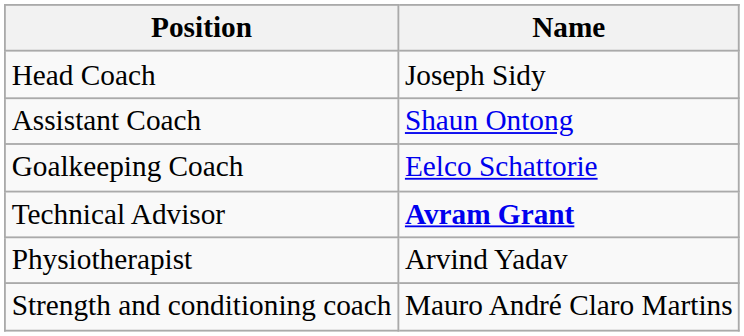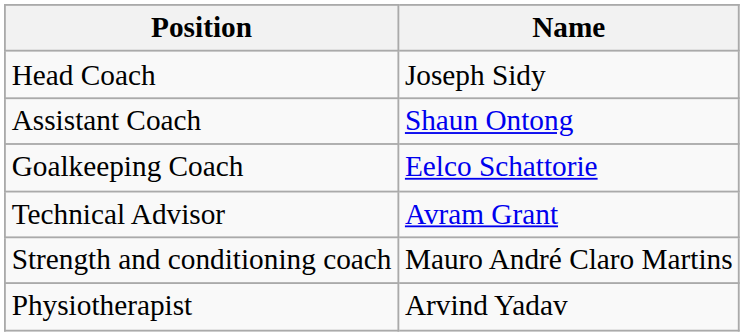(490, 213) bold -> (481, 213) normal
rows swapped: (202, 306) <-> (102, 259)
